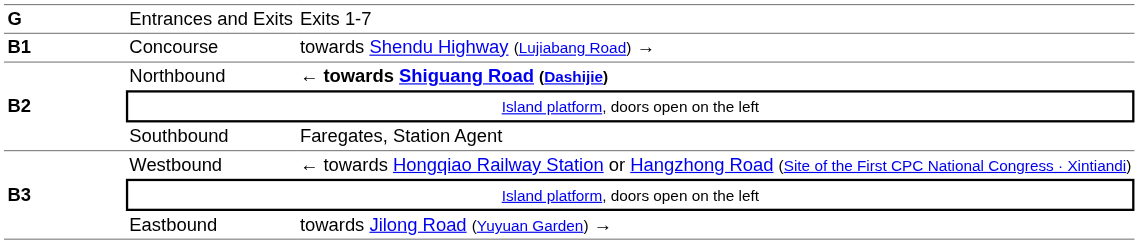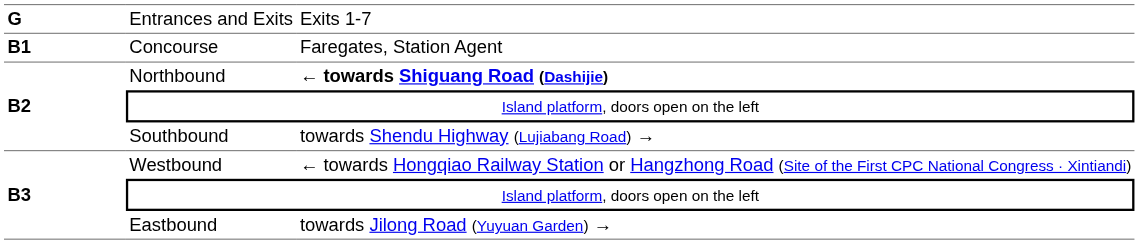(477, 47) towards Shendu Highway (Lujiabang Road) → -> (401, 47) Faregates, Station Agent
(401, 136) Faregates, Station Agent -> (477, 136) towards Shendu Highway (Lujiabang Road) →
